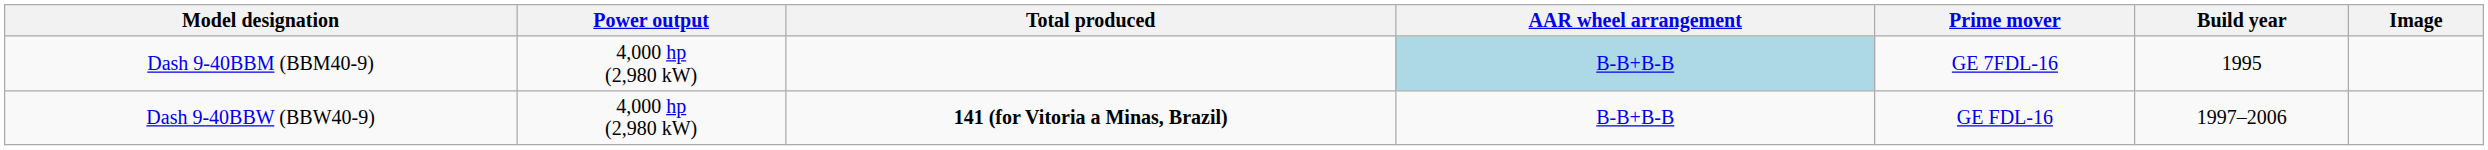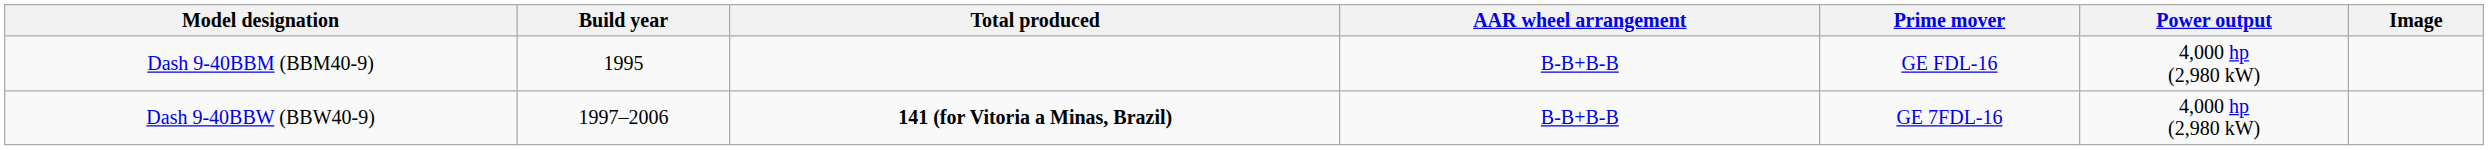columns swapped: (2242, 20) <-> (651, 20)
(1635, 63) lightblue background -> (1580, 63) no background
(2005, 63) GE 7FDL-16 -> (1949, 63) GE FDL-16
(2005, 117) GE FDL-16 -> (1949, 117) GE 7FDL-16
